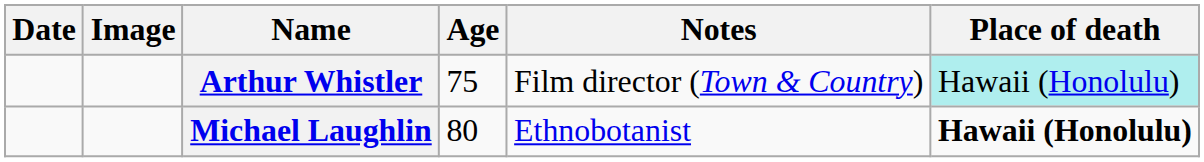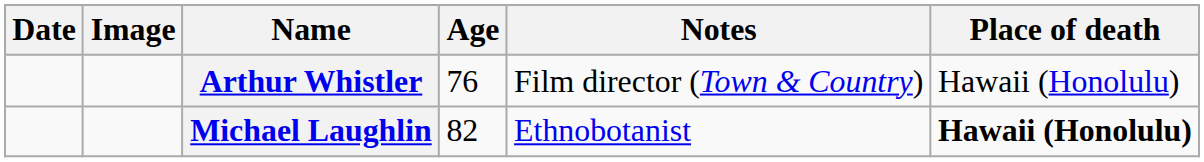(462, 80) 75 -> (462, 80) 76
(1059, 80) paleturquoise background -> (1059, 80) no background
(462, 130) 80 -> (462, 130) 82
